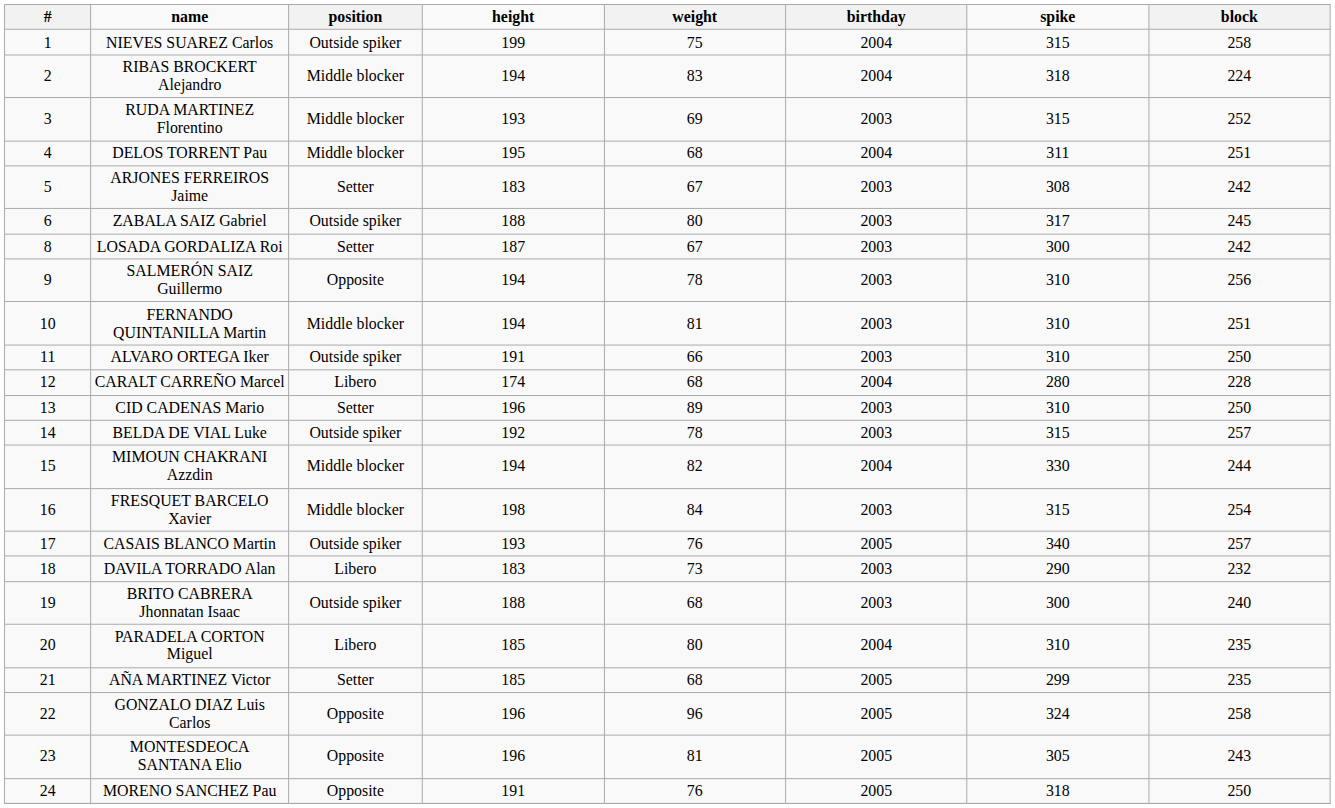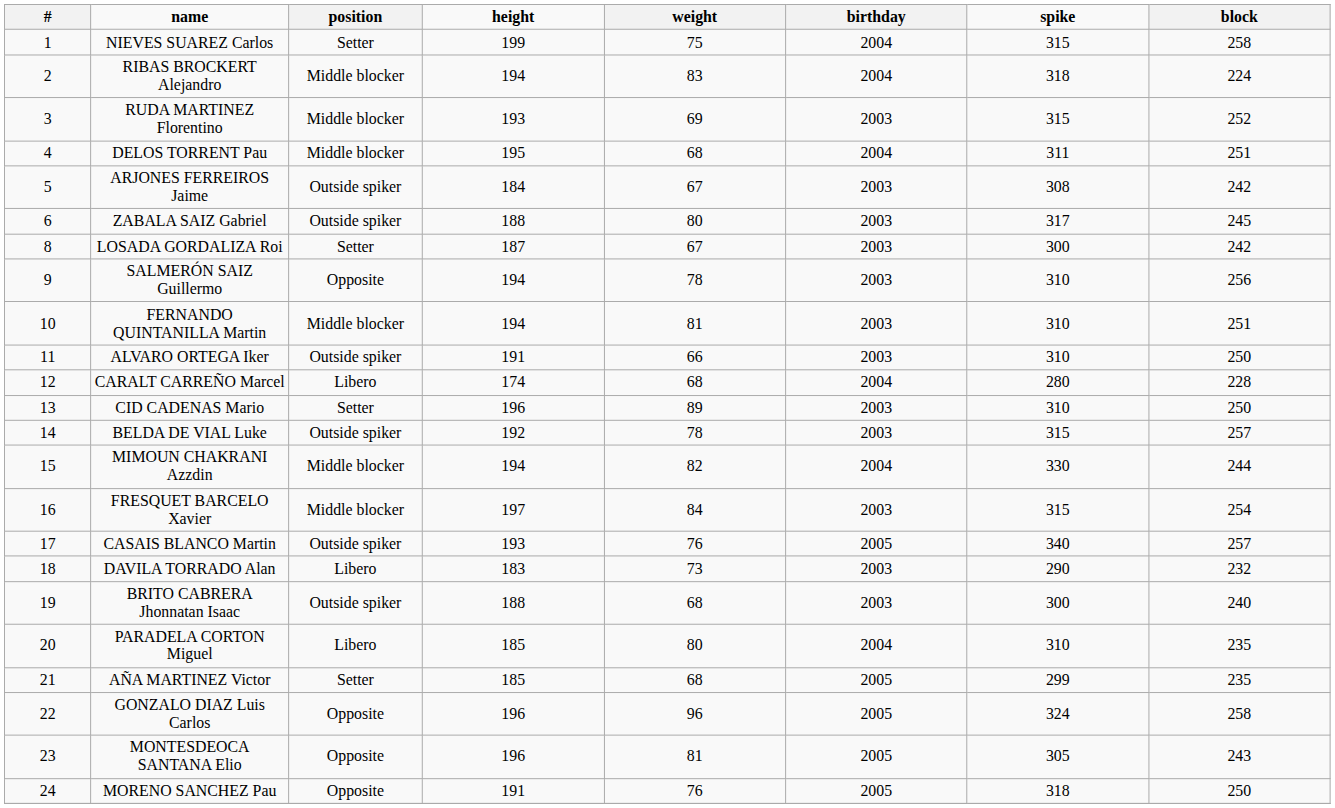(355, 42) Outside spiker -> (355, 42) Setter
(355, 187) Setter -> (355, 187) Outside spiker
(513, 187) 183 -> (513, 187) 184
(513, 509) 198 -> (513, 509) 197
